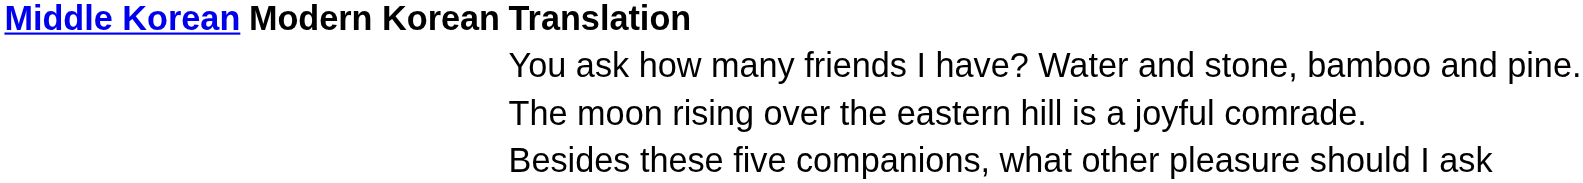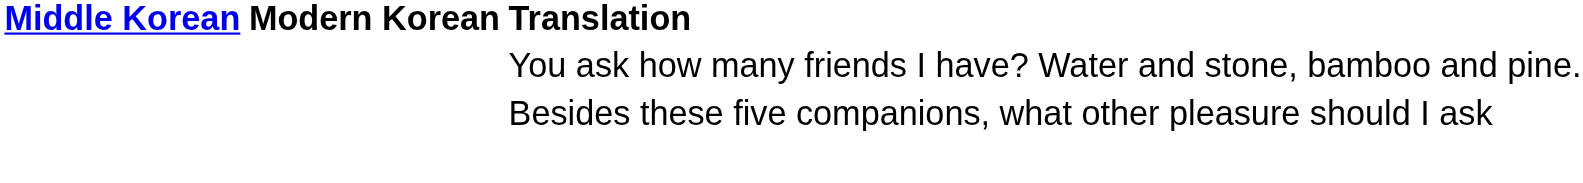- row: (938, 113)
